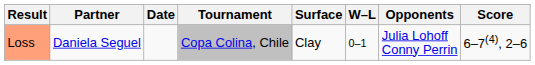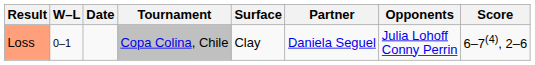columns swapped: (362, 14) <-> (97, 14)
